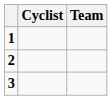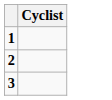- column: (87, 15)
